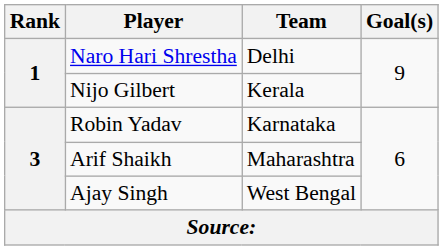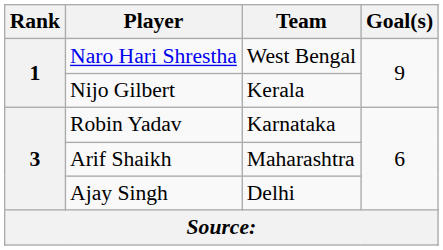(271, 55) Delhi -> (301, 55) West Bengal
(301, 192) West Bengal -> (271, 192) Delhi
